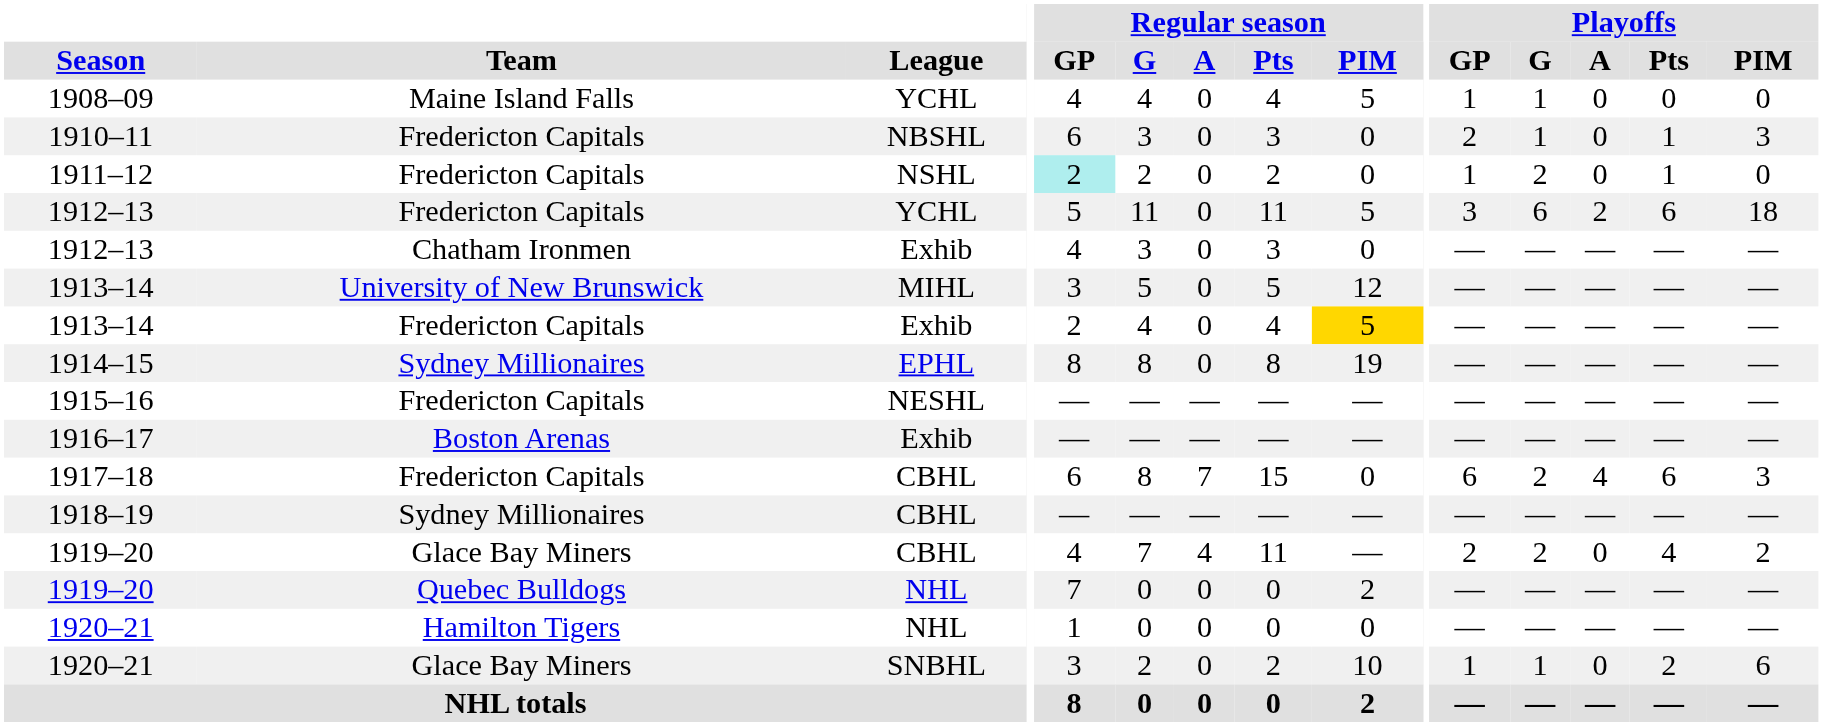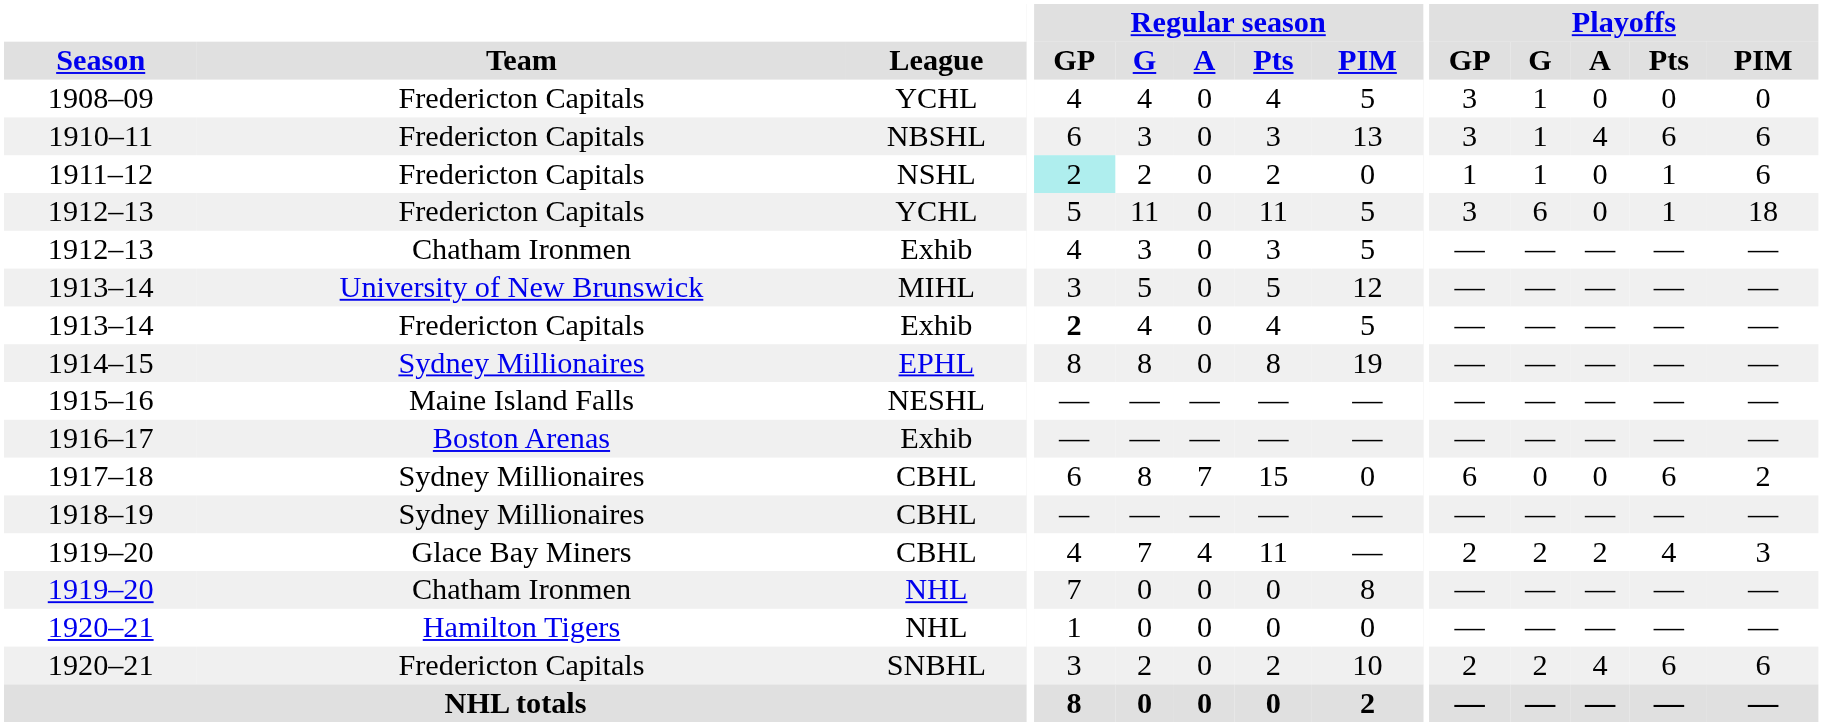(521, 98) Maine Island Falls -> (521, 98) Fredericton Capitals
(1470, 98) 1 -> (1470, 98) 3
(1367, 135) 0 -> (1367, 135) 13
(1470, 135) 2 -> (1470, 135) 3
(1600, 135) 0 -> (1600, 135) 4
(1669, 135) 1 -> (1669, 135) 6
(1763, 135) 3 -> (1763, 135) 6
(1540, 173) 2 -> (1540, 173) 1
(1763, 173) 0 -> (1763, 173) 6
(1600, 211) 2 -> (1600, 211) 0
(1669, 211) 6 -> (1669, 211) 1
(1367, 249) 0 -> (1367, 249) 5
(1074, 324) normal -> (1074, 324) bold
(1367, 324) gold background -> (1367, 324) no background
(521, 400) Fredericton Capitals -> (521, 400) Maine Island Falls
(521, 476) Fredericton Capitals -> (521, 476) Sydney Millionaires
(1540, 476) 2 -> (1540, 476) 0
(1600, 476) 4 -> (1600, 476) 0
(1763, 476) 3 -> (1763, 476) 2
(1600, 551) 0 -> (1600, 551) 2
(1763, 551) 2 -> (1763, 551) 3
(521, 589) Quebec Bulldogs -> (521, 589) Chatham Ironmen
(1367, 589) 2 -> (1367, 589) 8
(521, 665) Glace Bay Miners -> (521, 665) Fredericton Capitals
(1470, 665) 1 -> (1470, 665) 2
(1540, 665) 1 -> (1540, 665) 2
(1600, 665) 0 -> (1600, 665) 4
(1669, 665) 2 -> (1669, 665) 6
